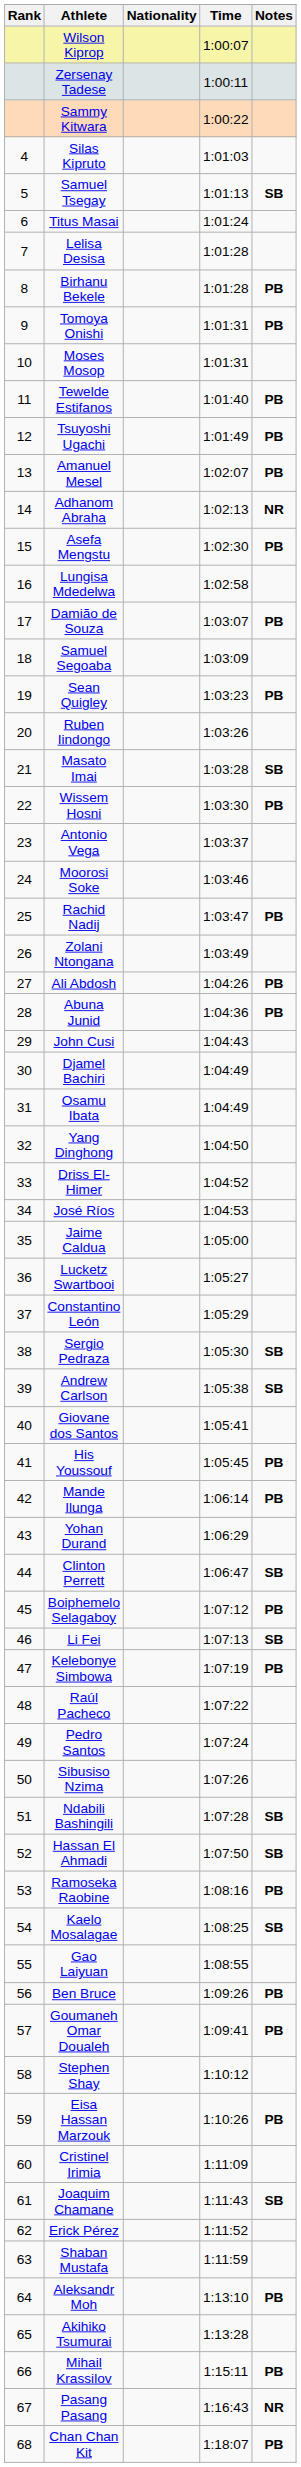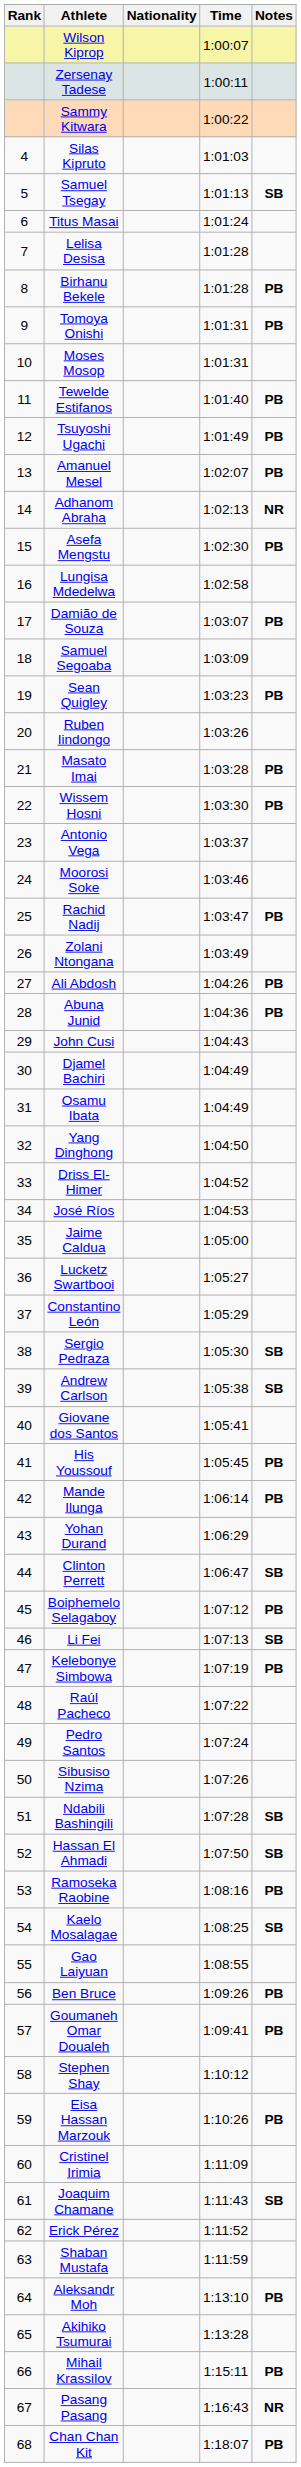(274, 769) SB -> (274, 769) PB
